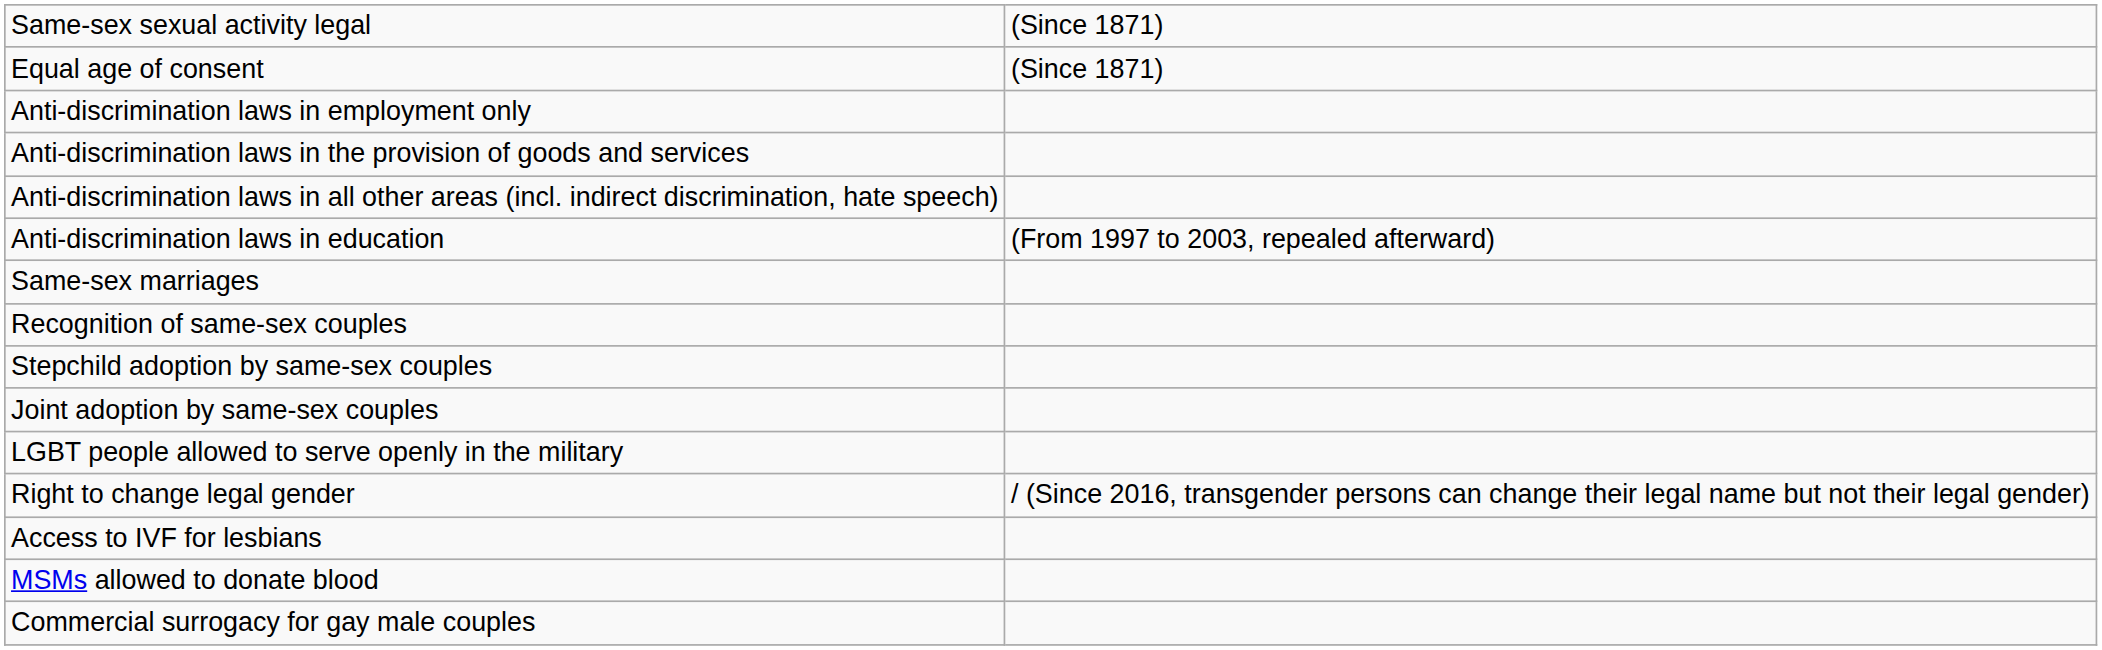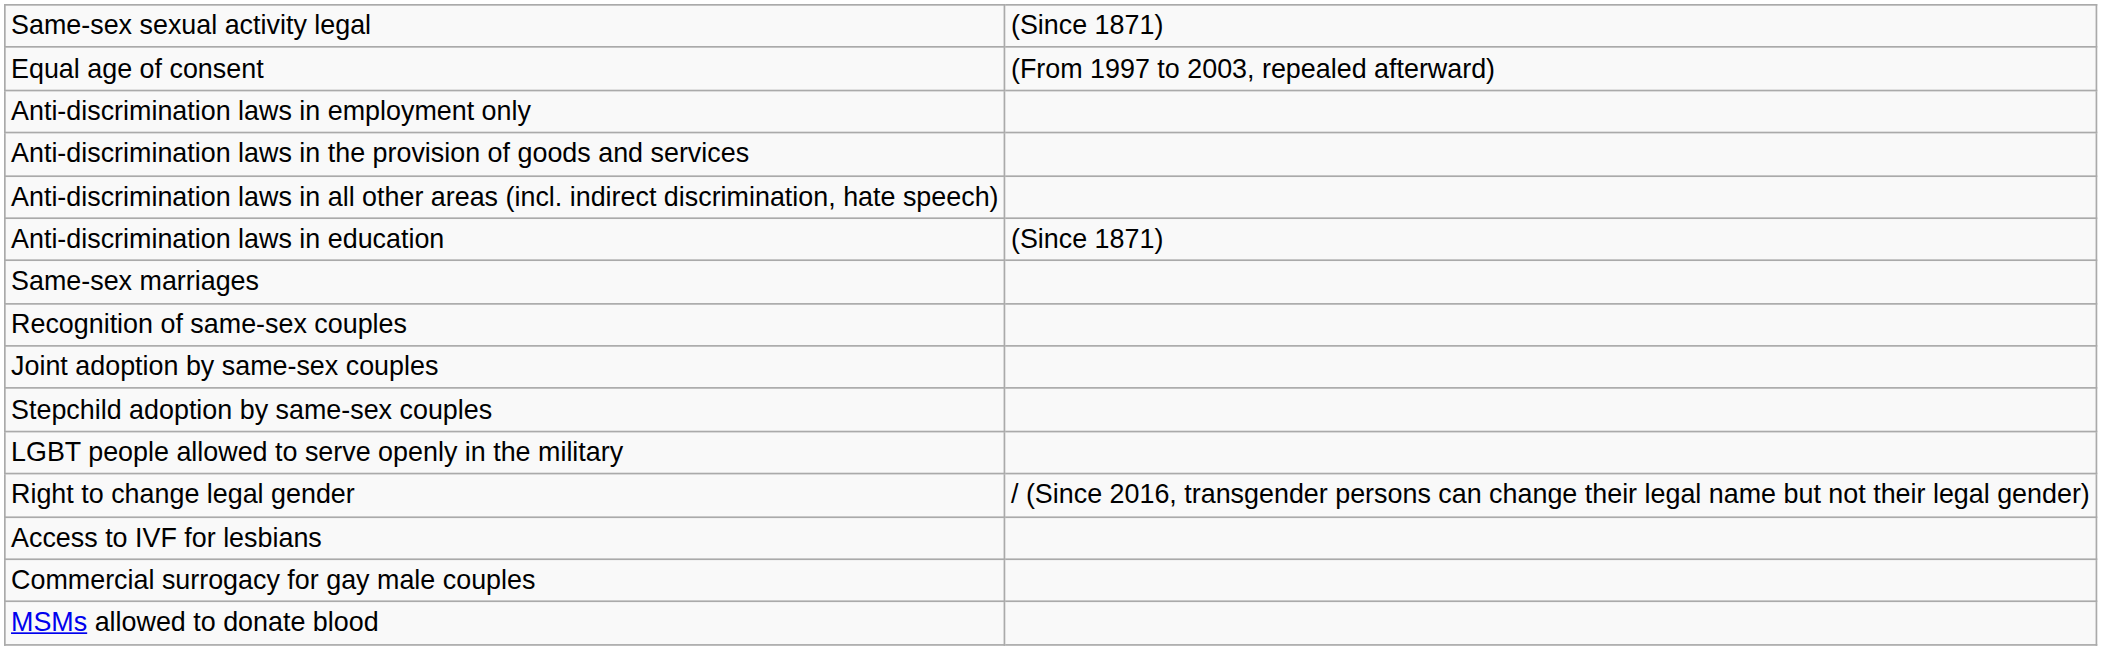(1087, 68) (Since 1871) -> (1253, 68) (From 1997 to 2003, repealed afterward)
(1253, 238) (From 1997 to 2003, repealed afterward) -> (1087, 238) (Since 1871)
rows swapped: (252, 366) <-> (225, 409)
rows swapped: (273, 622) <-> (195, 580)
